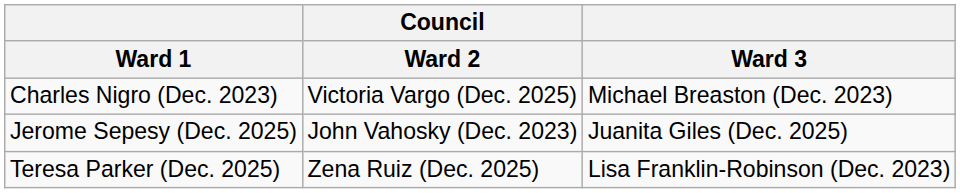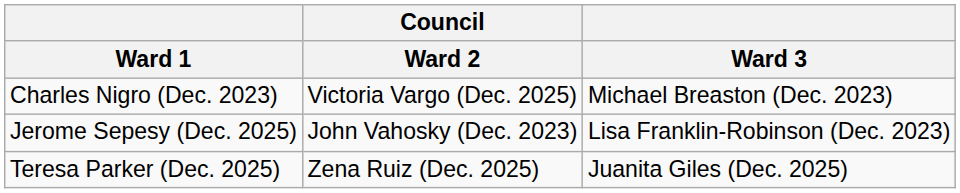(718, 132) Juanita Giles (Dec. 2025) -> (769, 132) Lisa Franklin-Robinson (Dec. 2023)
(769, 168) Lisa Franklin-Robinson (Dec. 2023) -> (718, 168) Juanita Giles (Dec. 2025)
